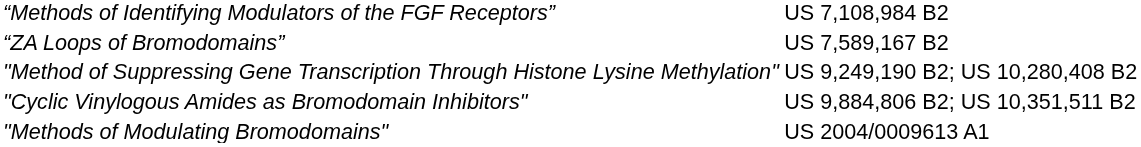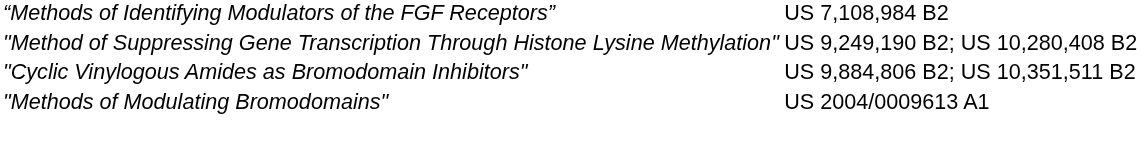- row: (144, 42)
